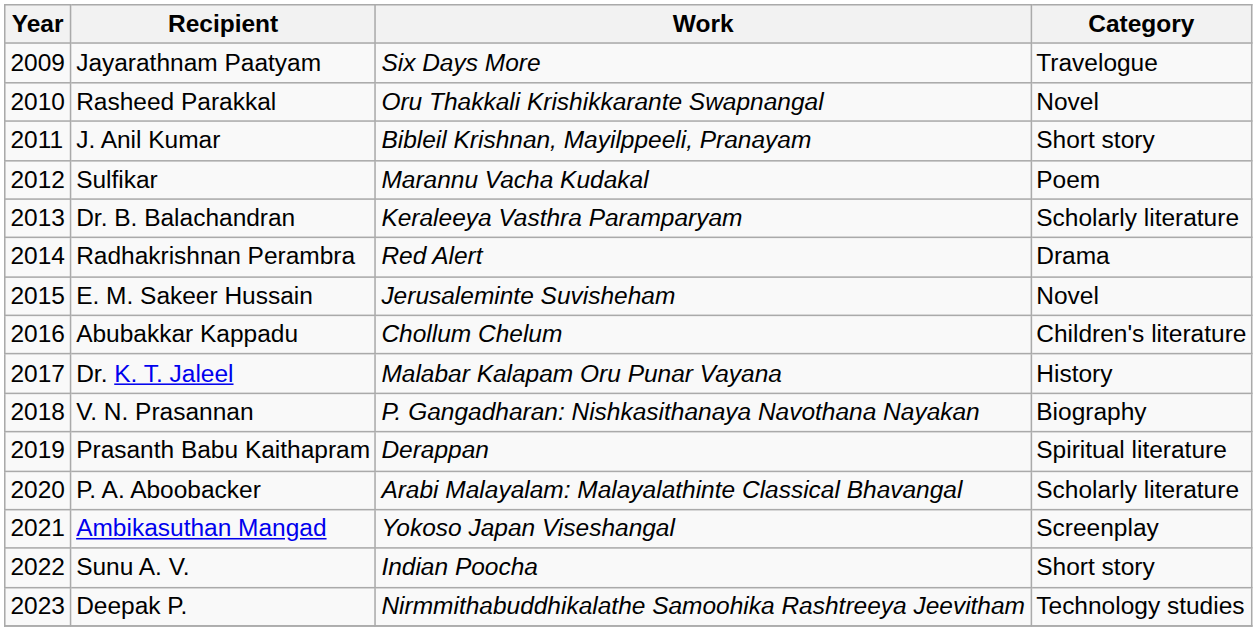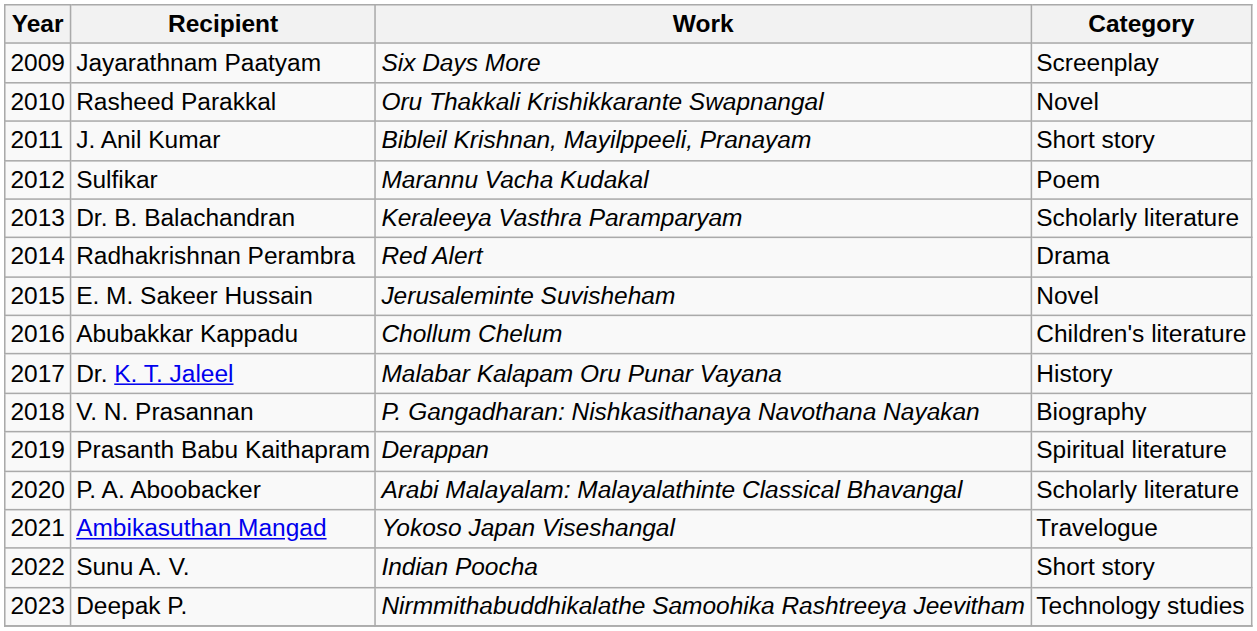(1097, 62) Travelogue -> (1098, 62) Screenplay
(1098, 528) Screenplay -> (1097, 528) Travelogue
